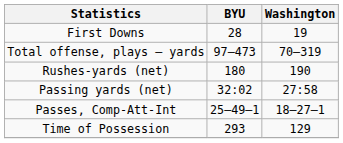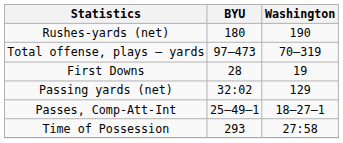rows swapped: (106, 33) <-> (106, 71)
(300, 90) 27:58 -> (300, 90) 129
(300, 128) 129 -> (300, 128) 27:58
